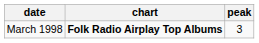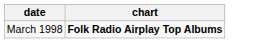- column: (239, 12)
